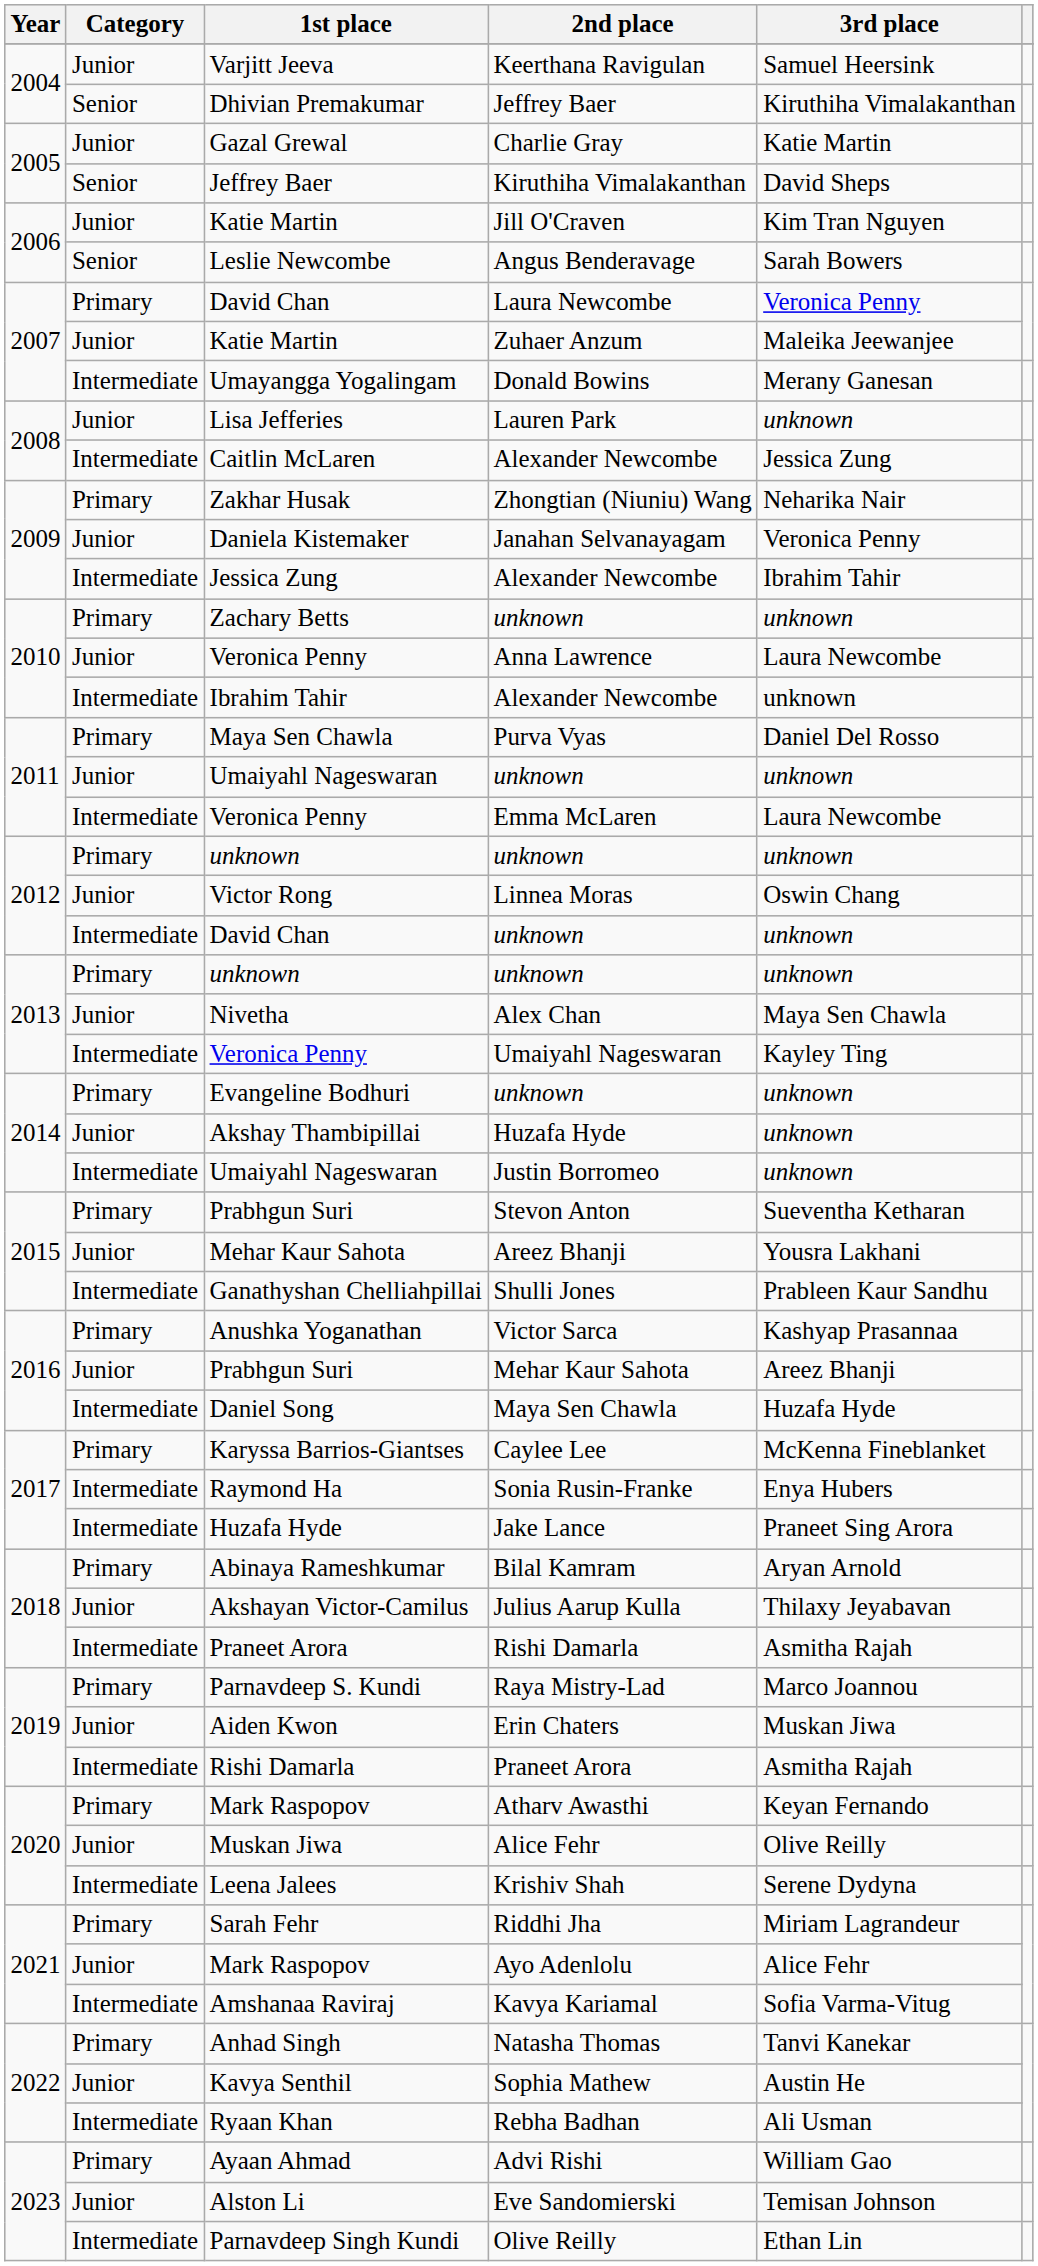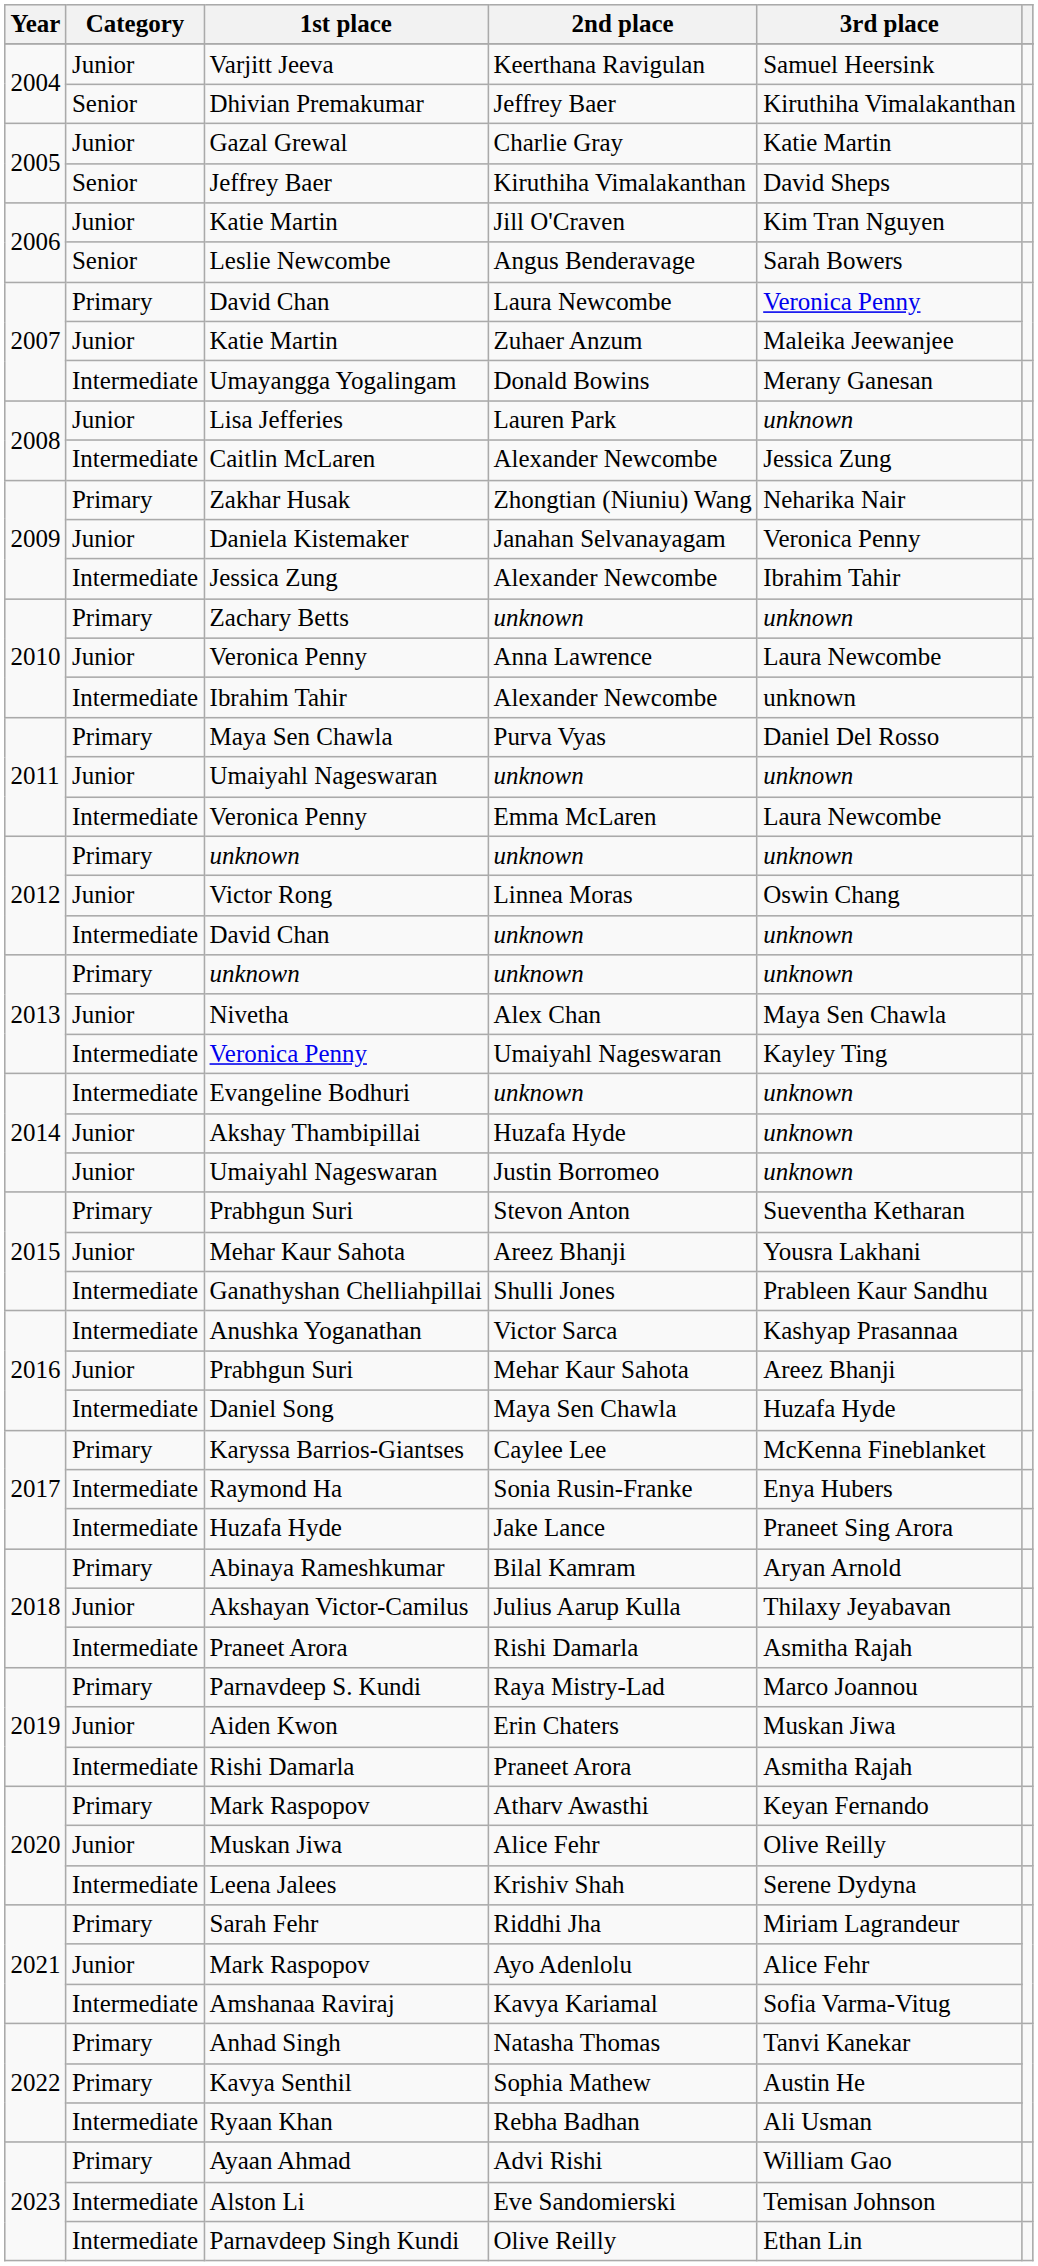(112, 1093) Primary -> (135, 1093) Intermediate
(135, 1172) Intermediate -> (103, 1172) Junior
(112, 1330) Primary -> (135, 1330) Intermediate
(103, 2082) Junior -> (112, 2082) Primary
(103, 2201) Junior -> (135, 2201) Intermediate
